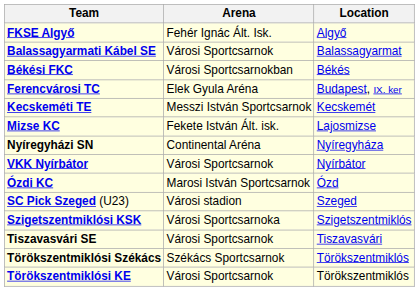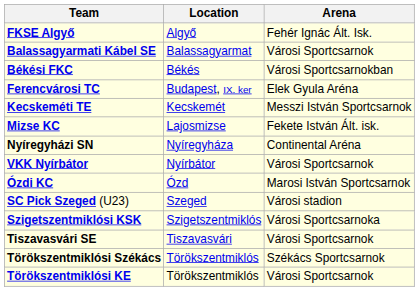columns swapped: (364, 13) <-> (239, 13)
